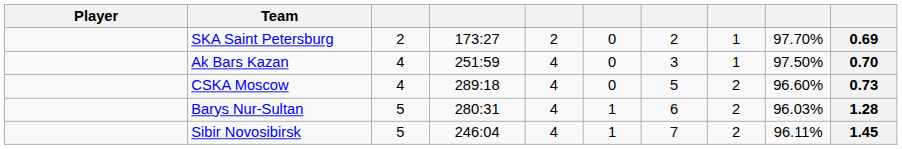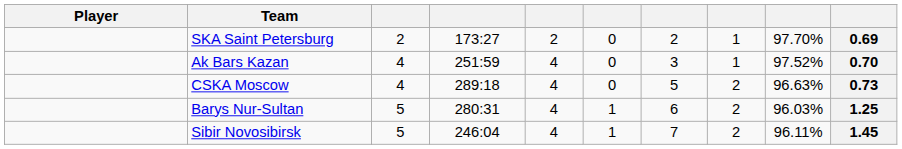(798, 62) 97.50% -> (798, 62) 97.52%
(798, 86) 96.60% -> (798, 86) 96.63%
(864, 109) 1.28 -> (864, 109) 1.25
